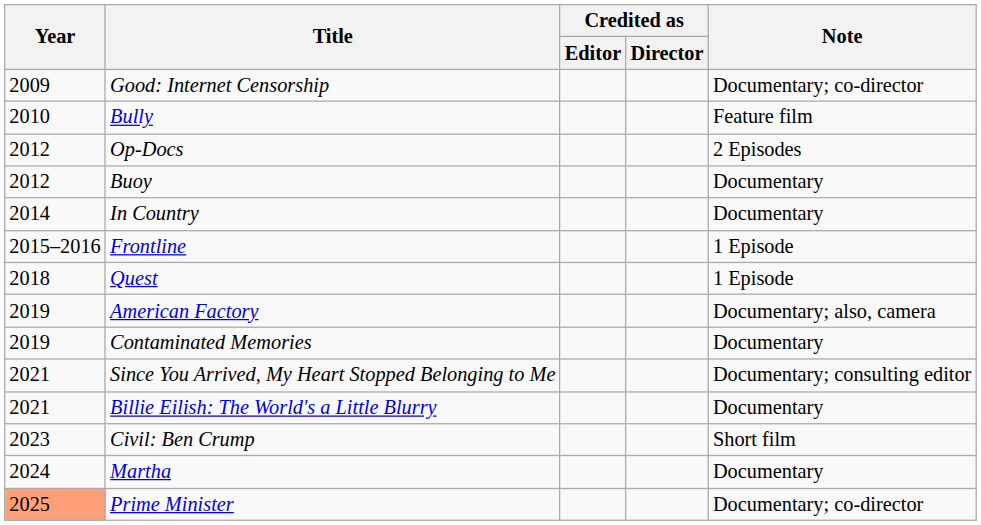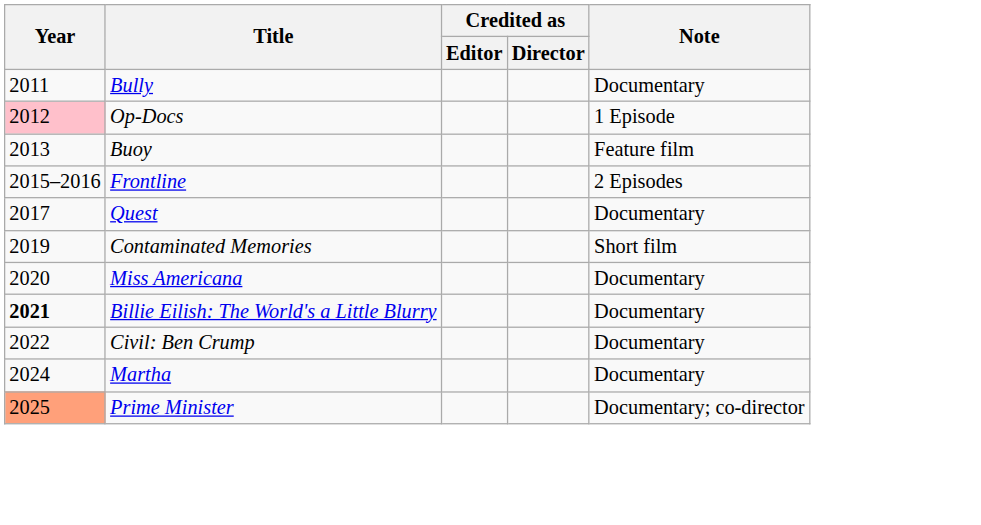- row: (220, 85)
(30, 117) 2010 -> (29, 85) 2011
(763, 117) Feature film -> (649, 85) Documentary
(30, 149) no background -> (30, 117) pink background
(757, 149) 2 Episodes -> (634, 117) 1 Episode
(30, 181) 2012 -> (30, 149) 2013
(768, 181) Documentary -> (644, 149) Feature film
- row: (154, 213)
(753, 246) 1 Episode -> (638, 181) 2 Episodes
(30, 278) 2018 -> (30, 213) 2017
(753, 278) 1 Episode -> (649, 213) Documentary
- row: (184, 310)
(768, 342) Documentary -> (636, 246) Short film
+ row: (176, 278)
- row: (333, 375)
(30, 407) normal -> (30, 310) bold
(30, 439) 2023 -> (30, 342) 2022
(754, 439) Short film -> (649, 342) Documentary
